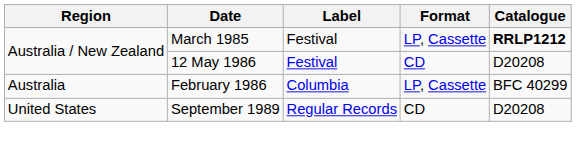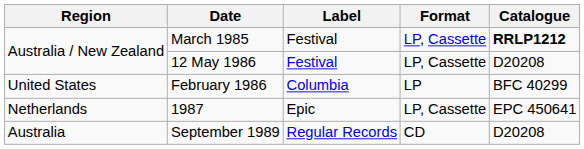(414, 62) CD -> (445, 62) LP, Cassette
(36, 86) Australia -> (52, 86) United States
(445, 86) LP, Cassette -> (413, 86) LP
+ row: (187, 109)
(52, 109) United States -> (36, 132) Australia
